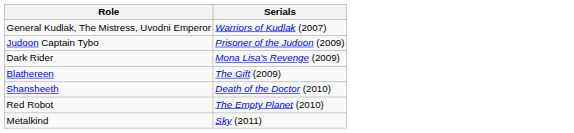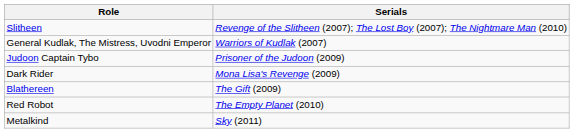+ row: (24, 27)
- row: (33, 89)
